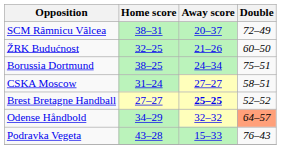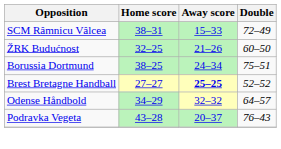(208, 30) 20–37 -> (208, 30) 15–33
- row: (42, 83)
(257, 118) lightsalmon background -> (257, 100) no background
(208, 135) 15–33 -> (208, 118) 20–37
